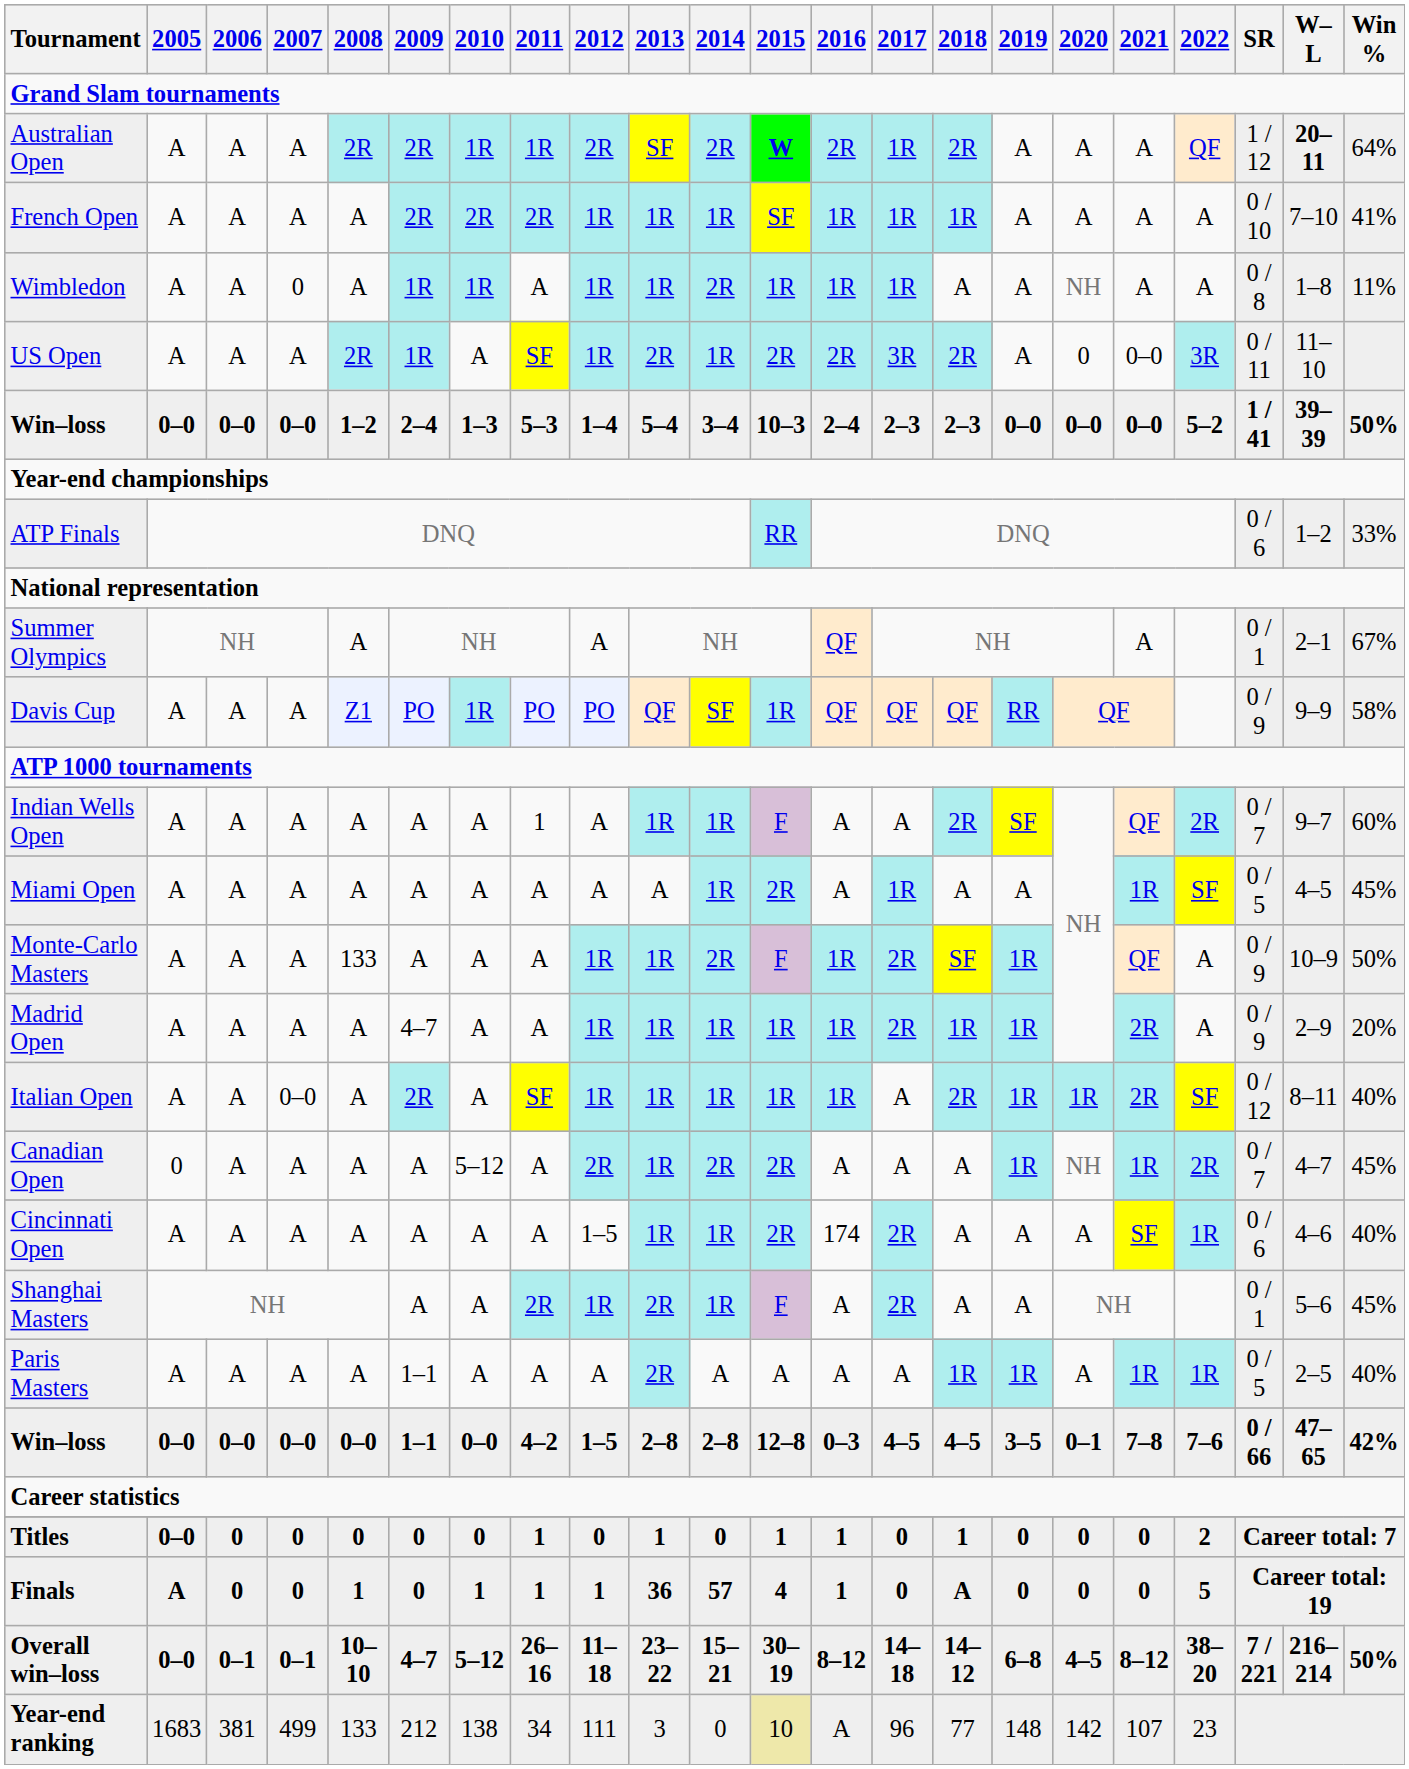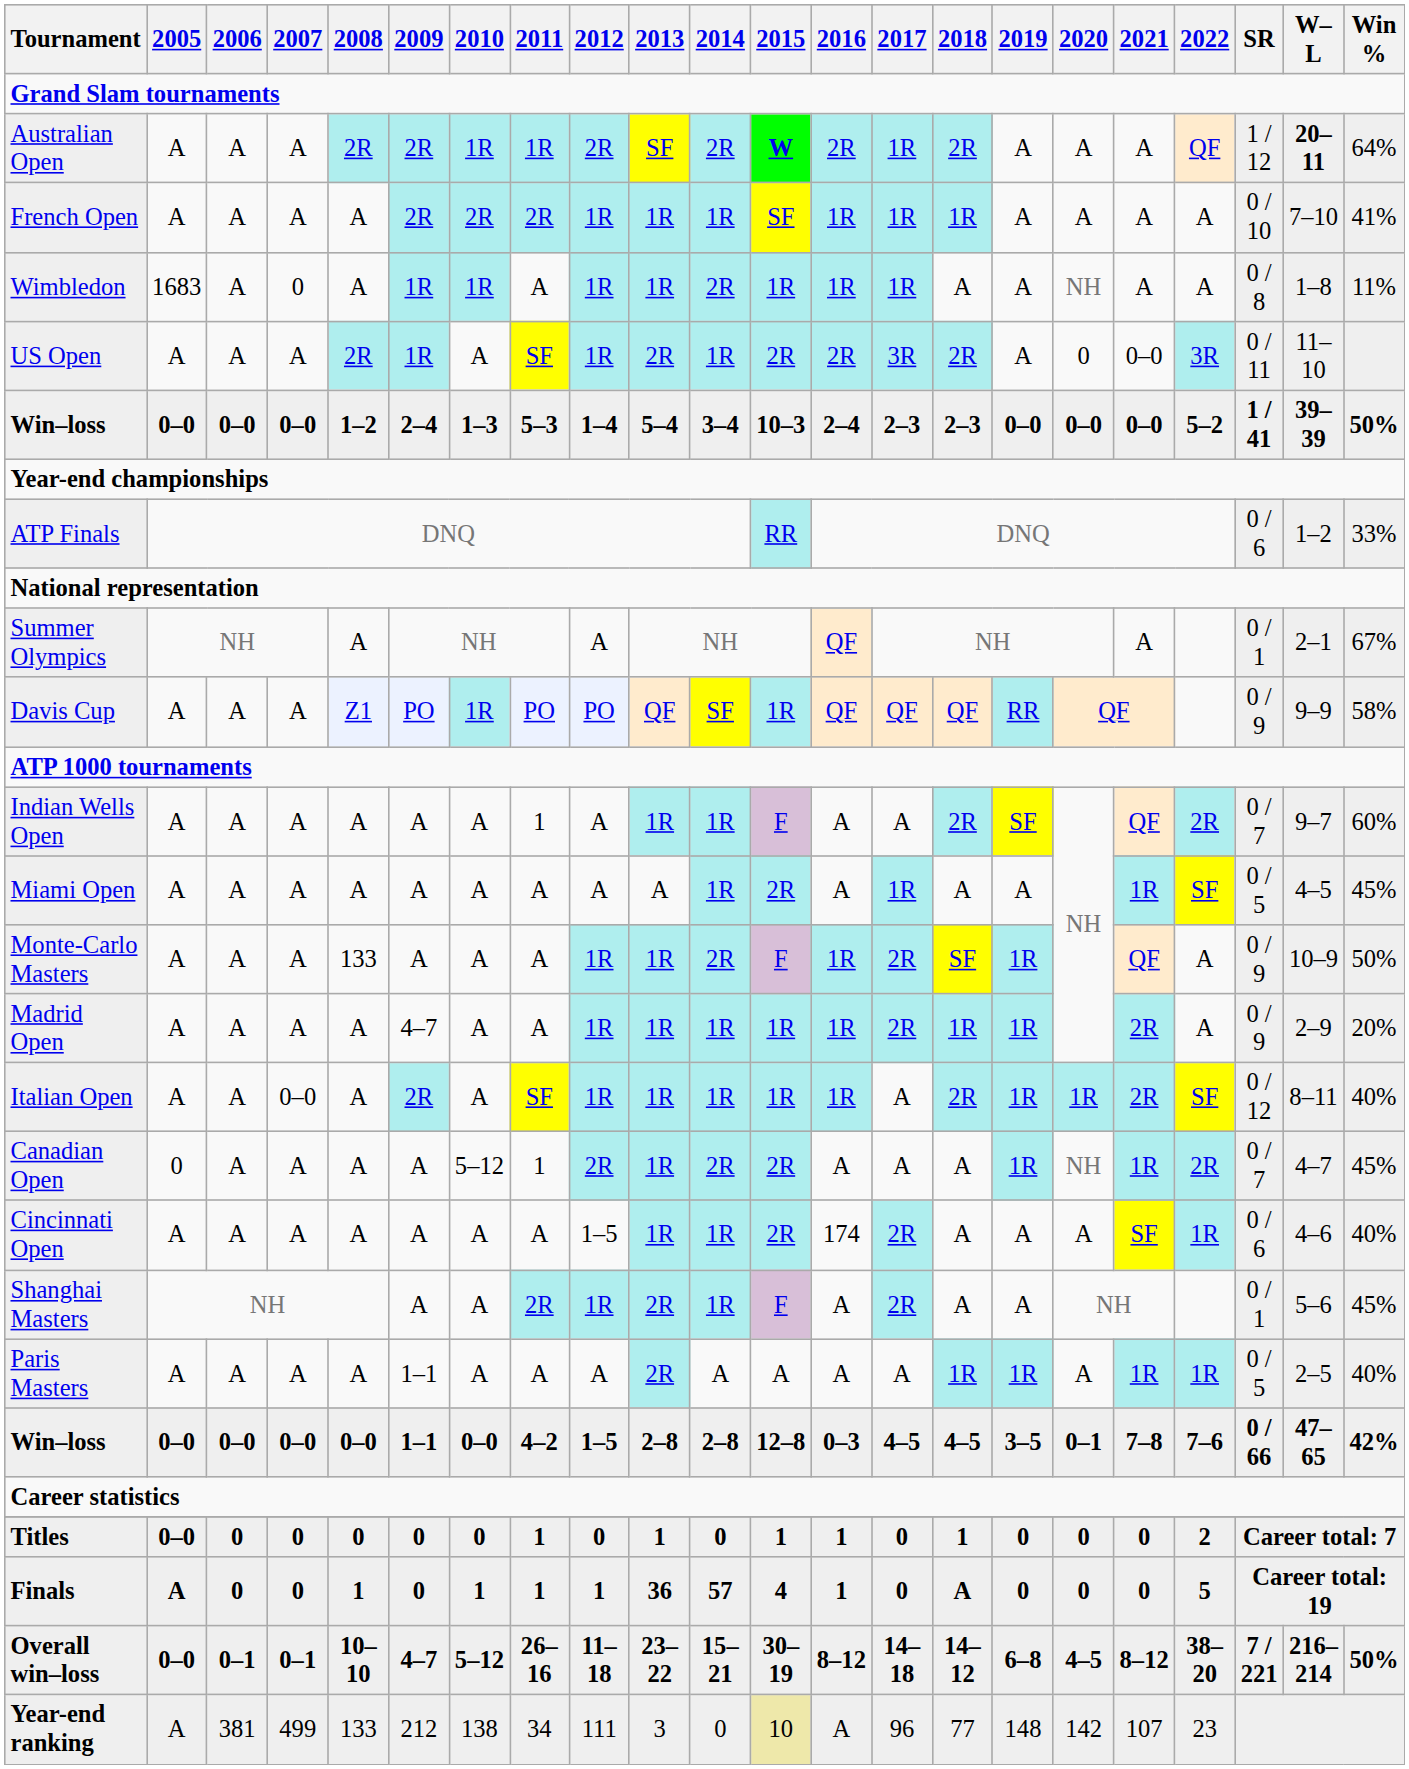(177, 286) A -> (177, 286) 1683
(539, 1166) A -> (539, 1166) 1
(177, 1729) 1683 -> (177, 1729) A
